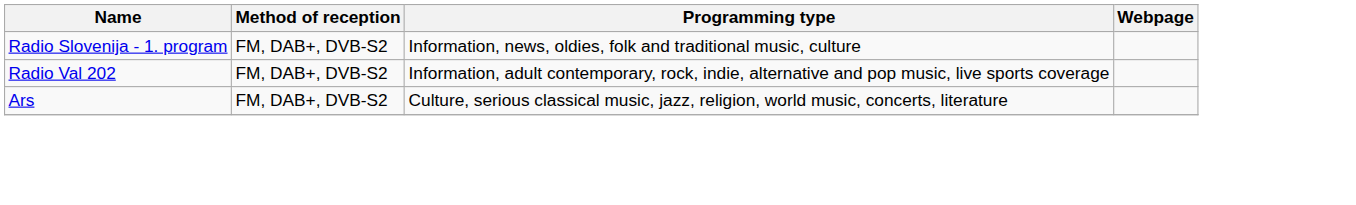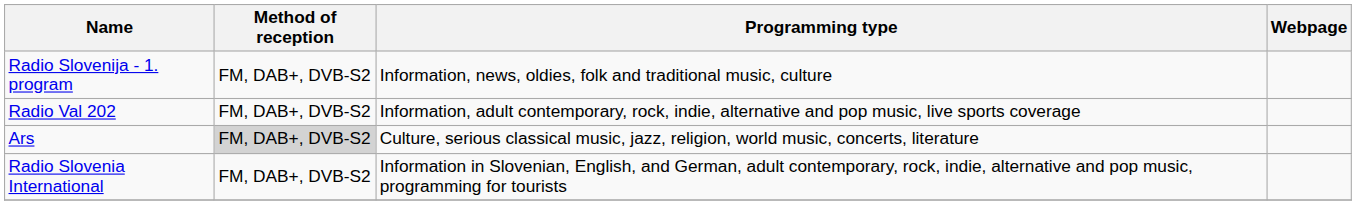(312, 100) no background -> (295, 139) lightgrey background
+ row: (67, 176)
